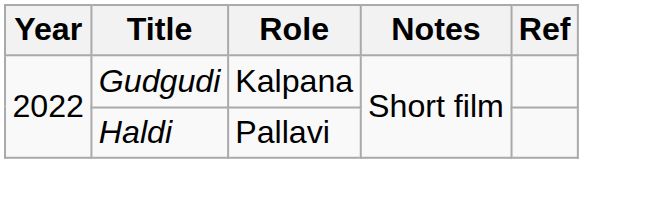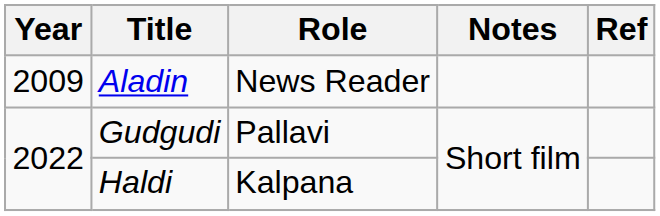+ row: (143, 81)
(294, 81) Kalpana -> (283, 132) Pallavi
(283, 132) Pallavi -> (294, 183) Kalpana
